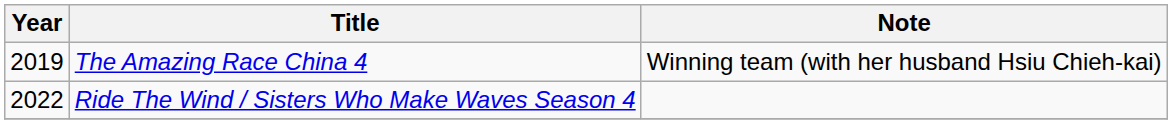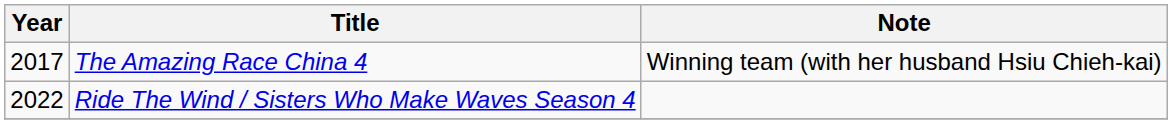(37, 61) 2019 -> (37, 61) 2017
